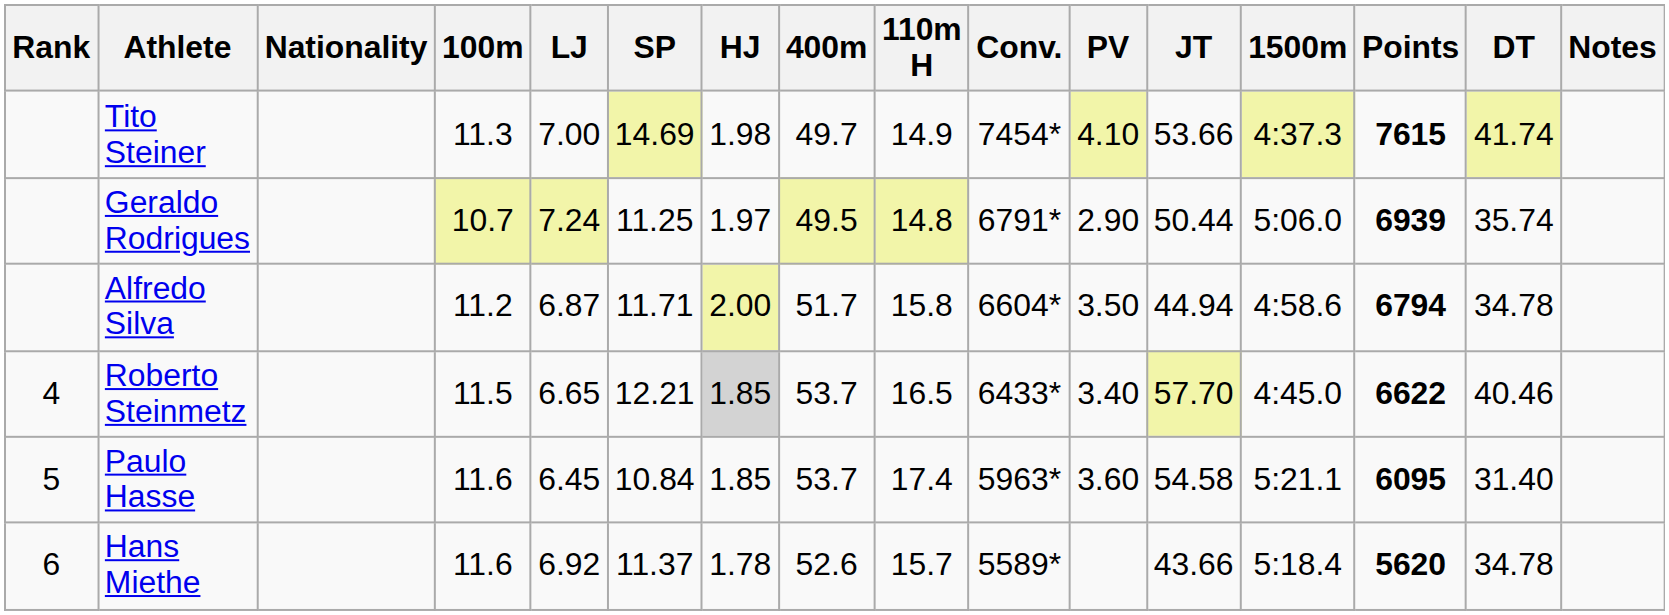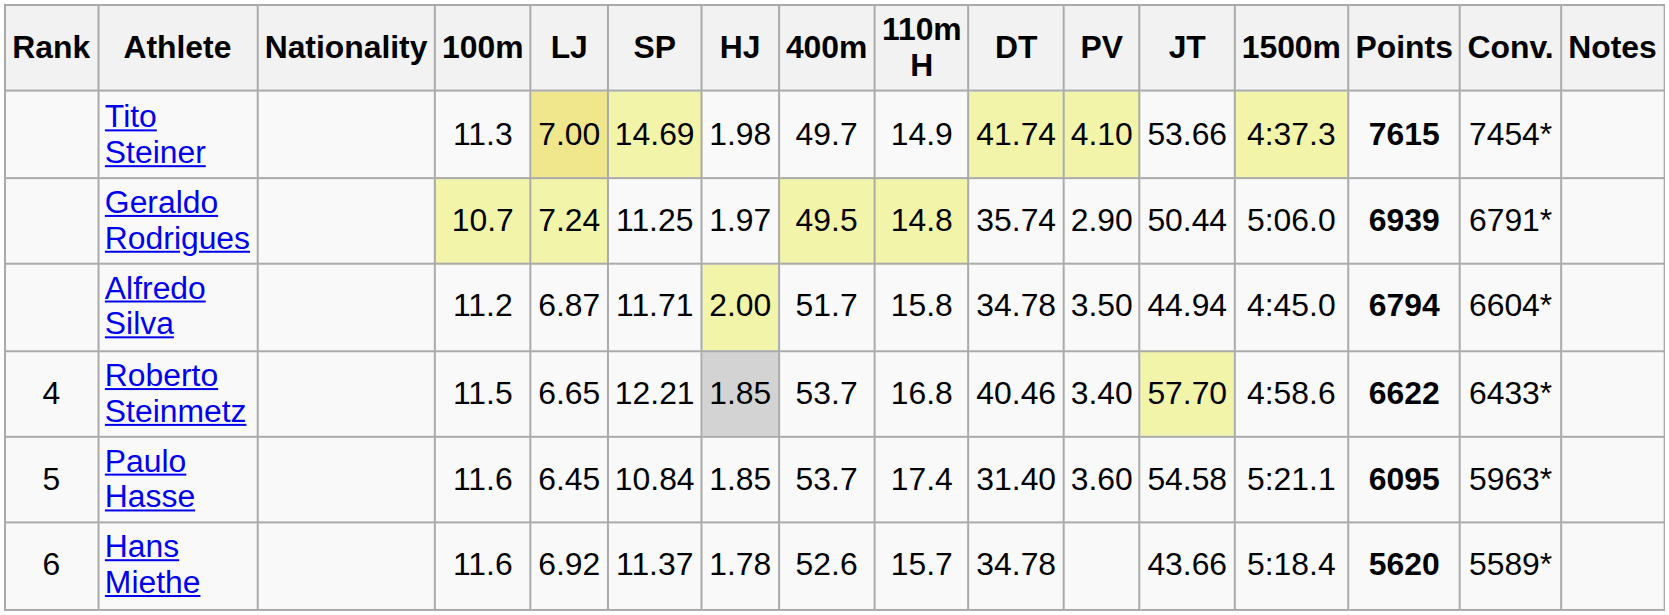columns swapped: (1514, 47) <-> (1019, 47)
(569, 133) no background -> (569, 133) khaki background
(1298, 306) 4:58.6 -> (1291, 306) 4:45.0
(922, 392) 16.5 -> (922, 392) 16.8
(1298, 392) 4:45.0 -> (1291, 392) 4:58.6
